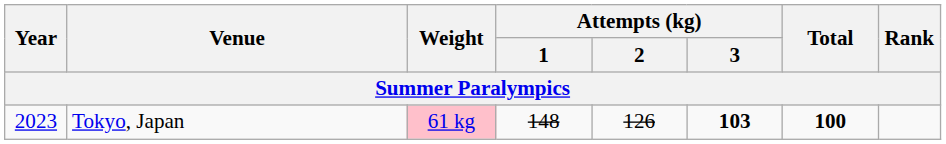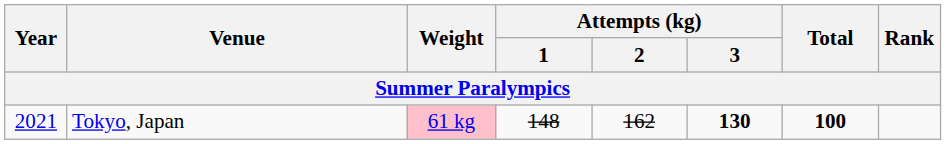(36, 121) 2023 -> (36, 121) 2021
(639, 121) 126 -> (639, 121) 162
(735, 121) 103 -> (735, 121) 130
